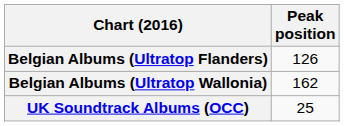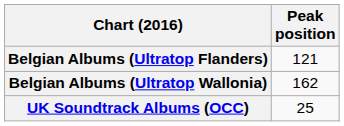(305, 58) 126 -> (305, 58) 121
